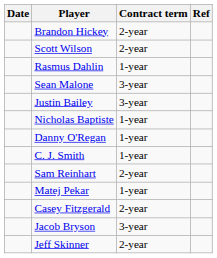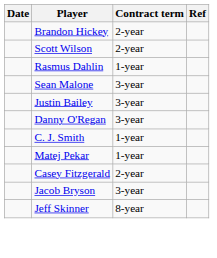- row: (74, 119)
(133, 137) 1-year -> (130, 119) 3-year
- row: (65, 173)
(133, 244) 2-year -> (130, 208) 8-year
